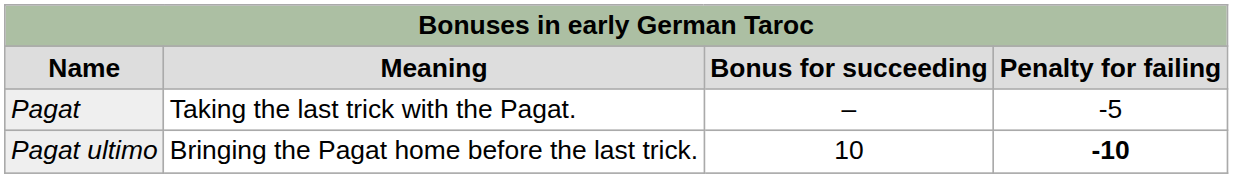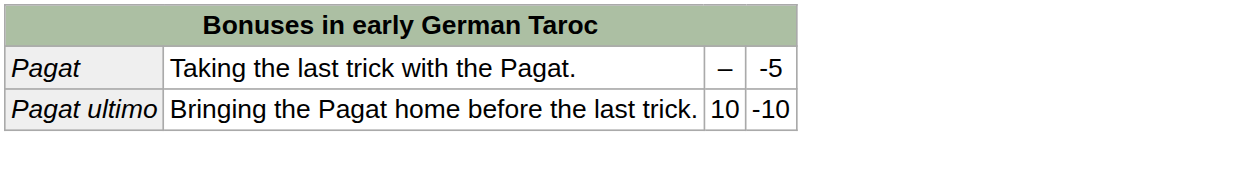- row: (84, 67)
(1110, 151) bold -> (771, 109) normal
